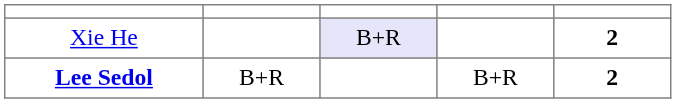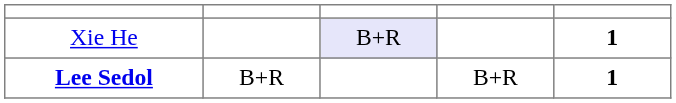(612, 37) 2 -> (612, 37) 1
(612, 77) 2 -> (612, 77) 1
